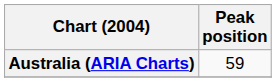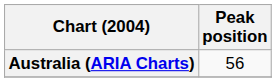(235, 63) 59 -> (235, 63) 56
